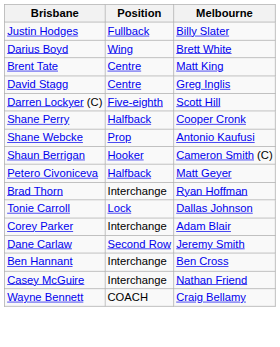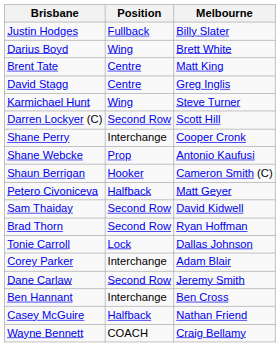+ row: (49, 102)
(135, 102) Five-eighth -> (139, 120) Second Row
(129, 120) Halfback -> (137, 137) Interchange
+ row: (40, 208)
(137, 191) Interchange -> (139, 226) Second Row
(137, 280) Interchange -> (129, 315) Halfback
